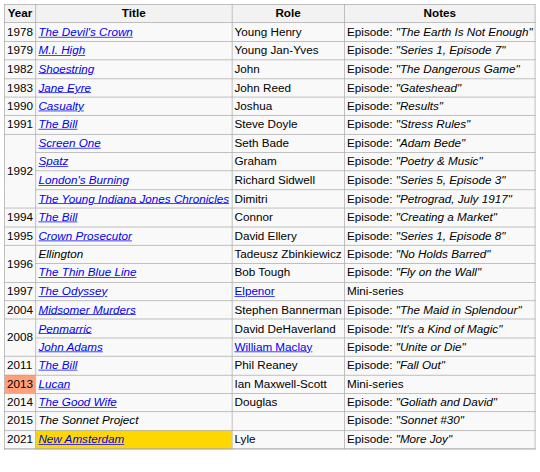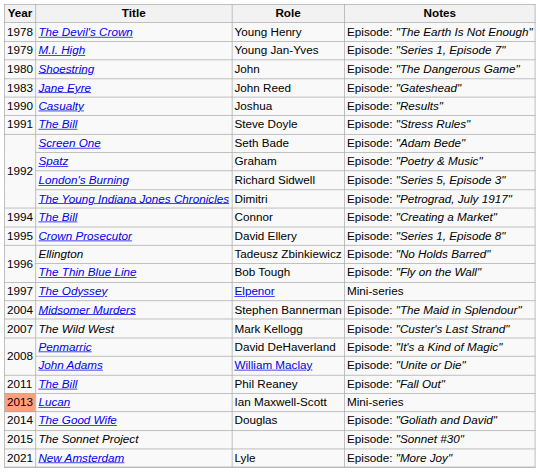(20, 69) 1982 -> (20, 69) 1980
+ row: (269, 328)
(81, 439) gold background -> (81, 458) no background
